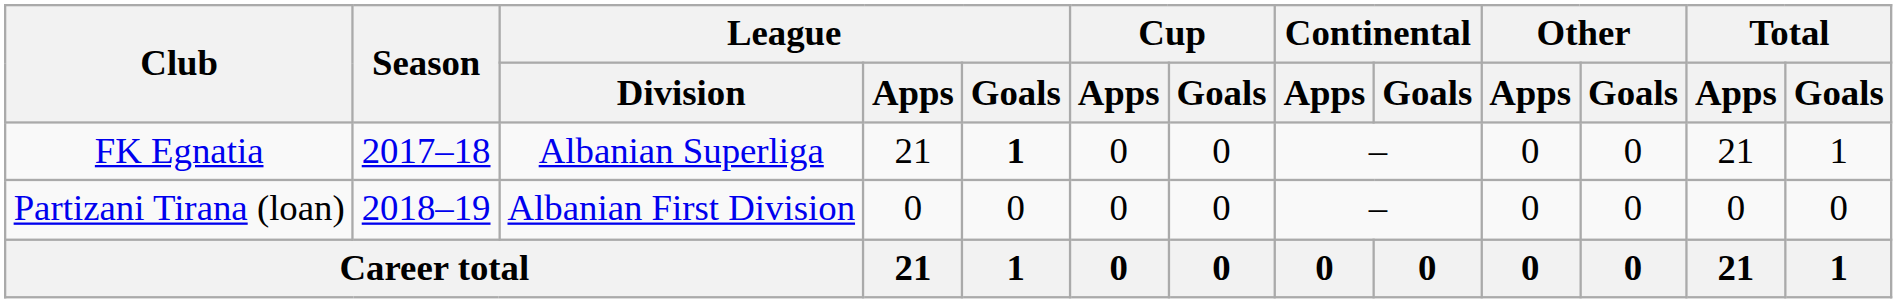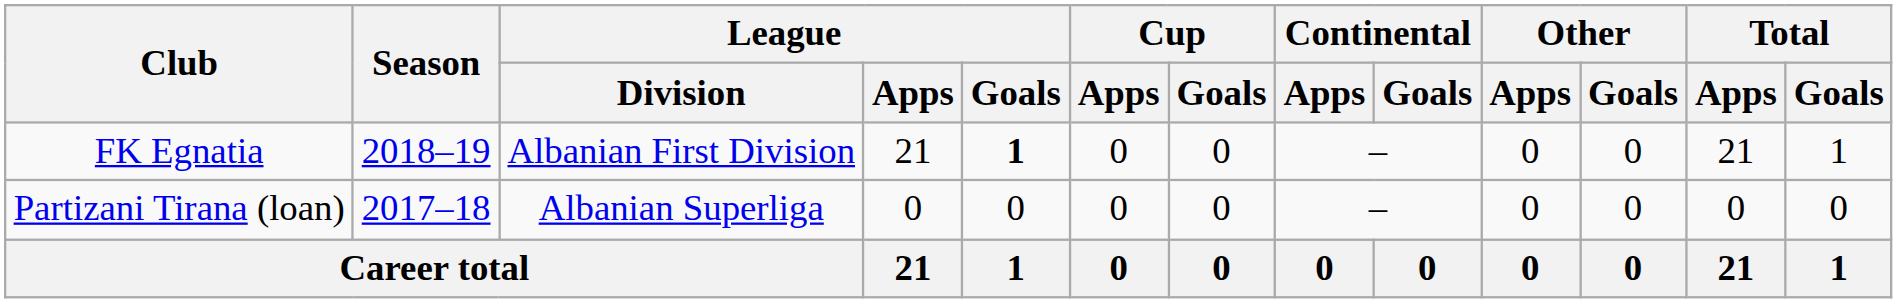(426, 150) 2017–18 -> (426, 150) 2018–19
(681, 150) Albanian Superliga -> (681, 150) Albanian First Division
(426, 208) 2018–19 -> (426, 208) 2017–18
(681, 208) Albanian First Division -> (681, 208) Albanian Superliga
